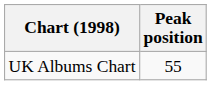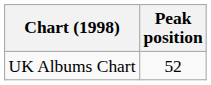(173, 65) 55 -> (173, 65) 52
